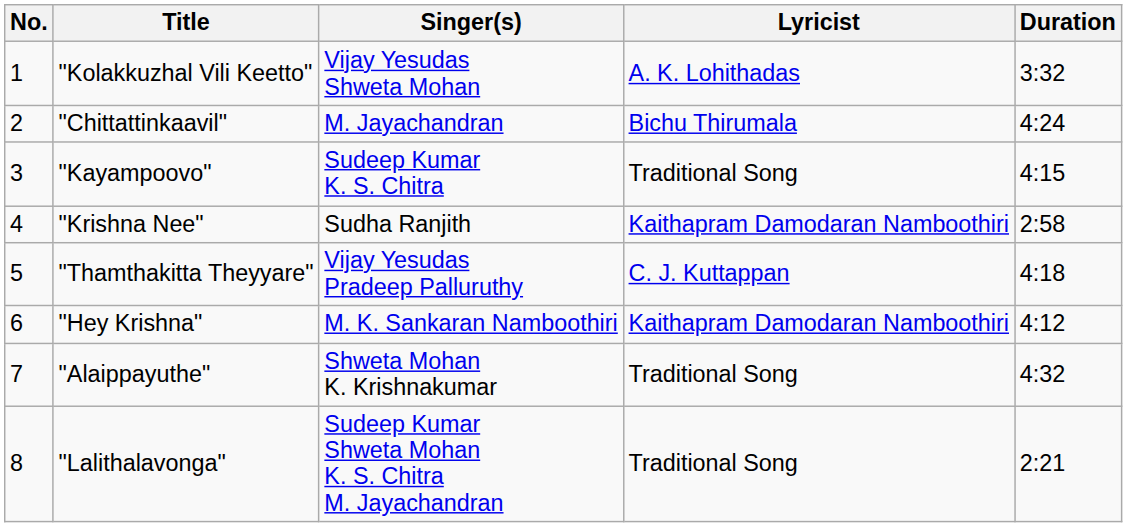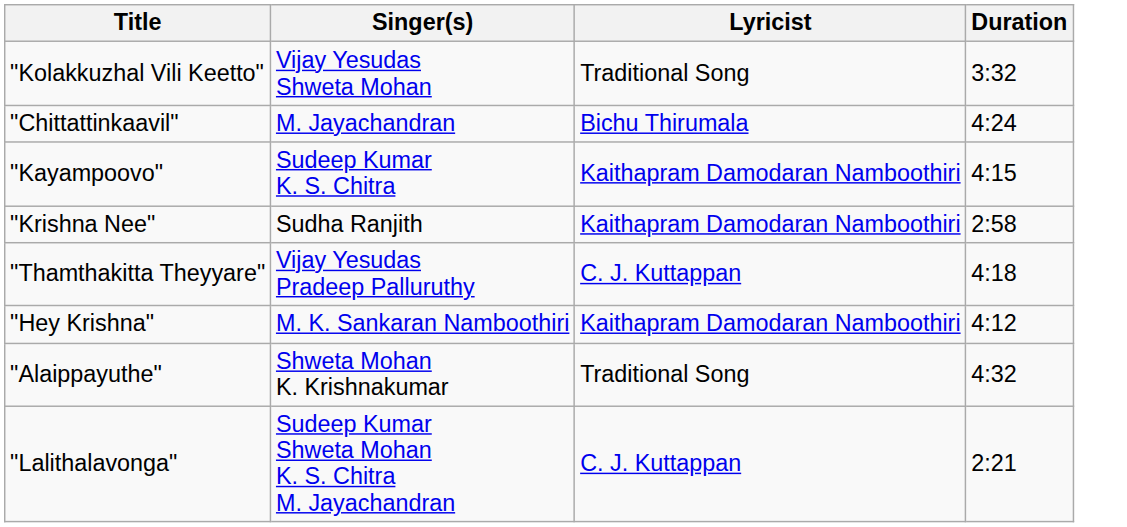- column: (29, 23)
(714, 73) A. K. Lohithadas -> (665, 73) Traditional Song
(713, 173) Traditional Song -> (770, 173) Kaithapram Damodaran Namboothiri
(713, 463) Traditional Song -> (661, 463) C. J. Kuttappan
